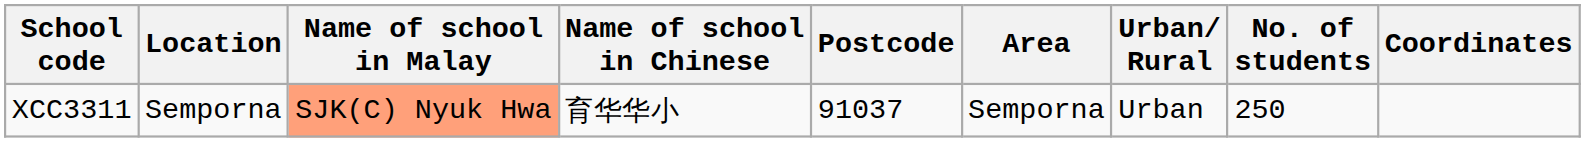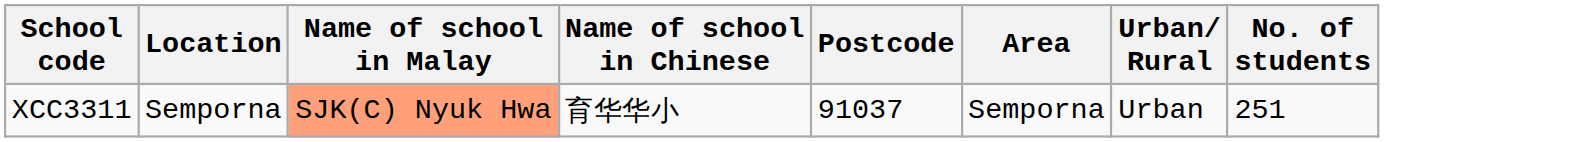- column: (1479, 45)
(1260, 111) 250 -> (1260, 111) 251
